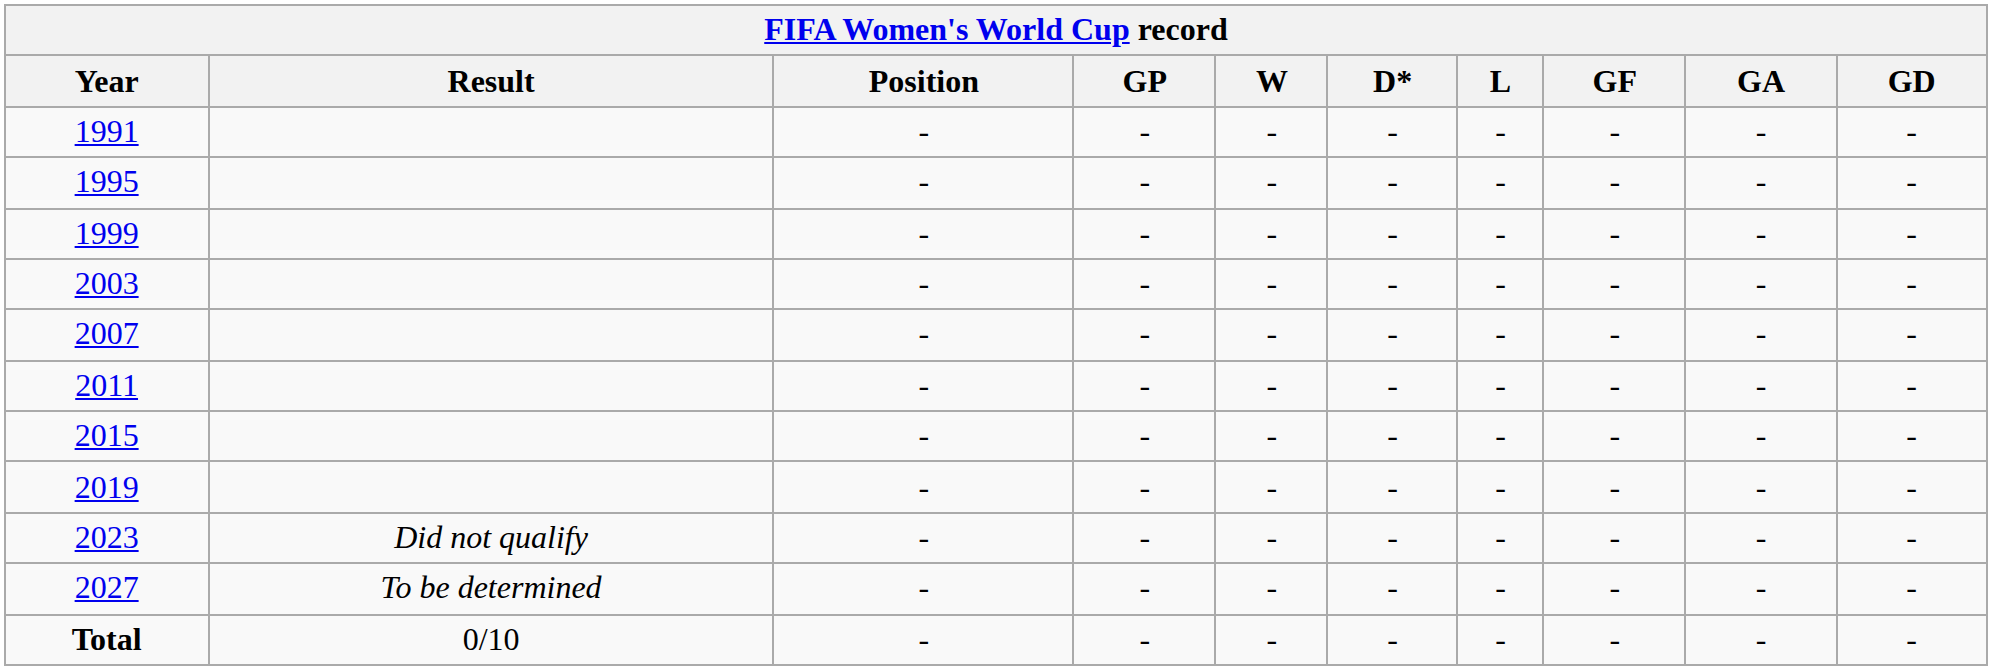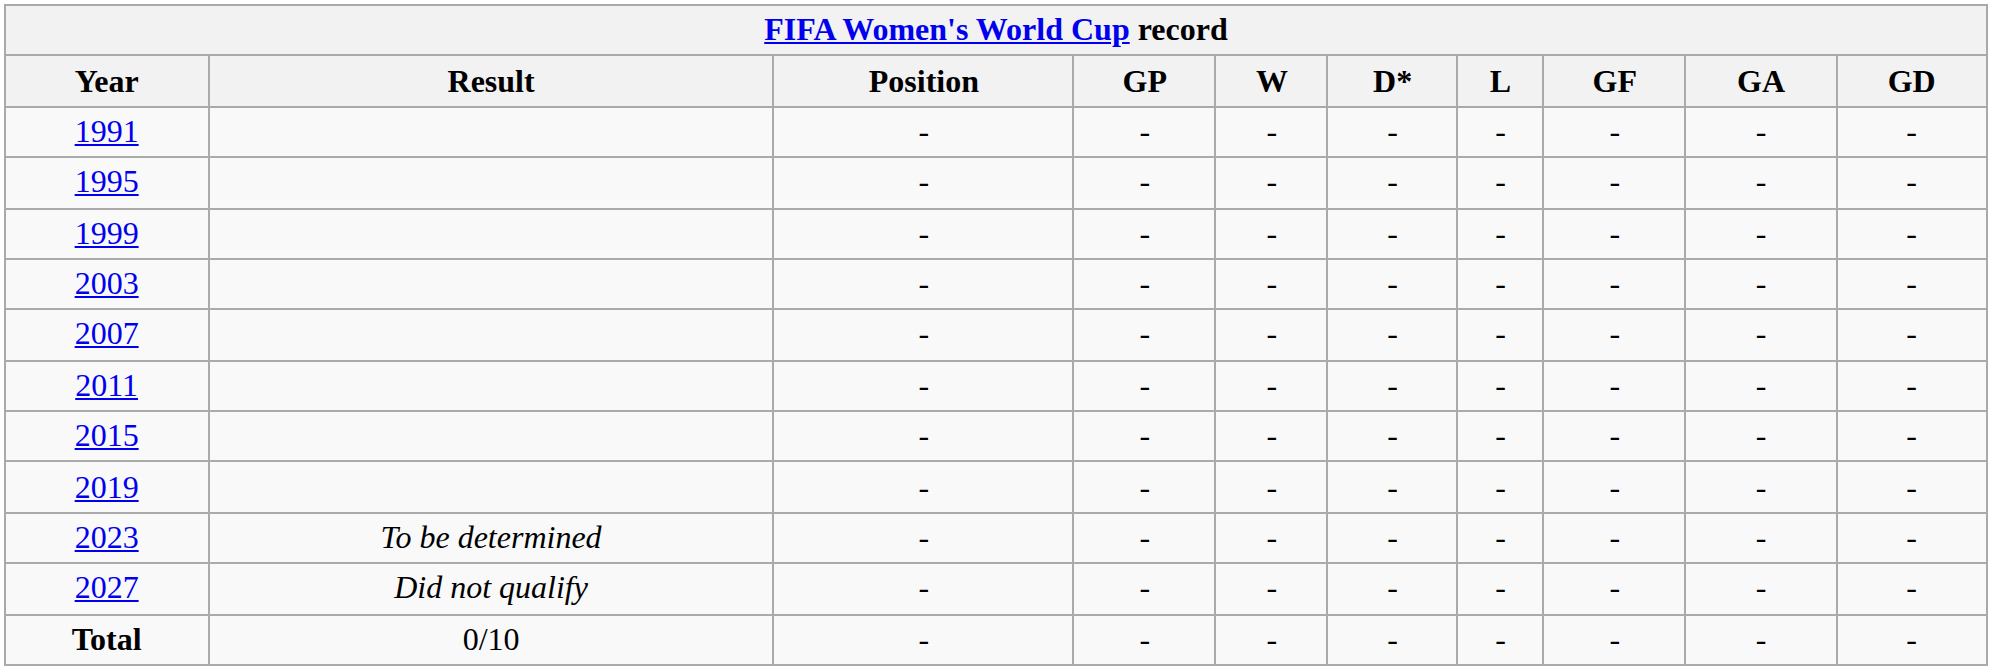(491, 537) Did not qualify -> (491, 537) To be determined
(491, 588) To be determined -> (491, 588) Did not qualify
